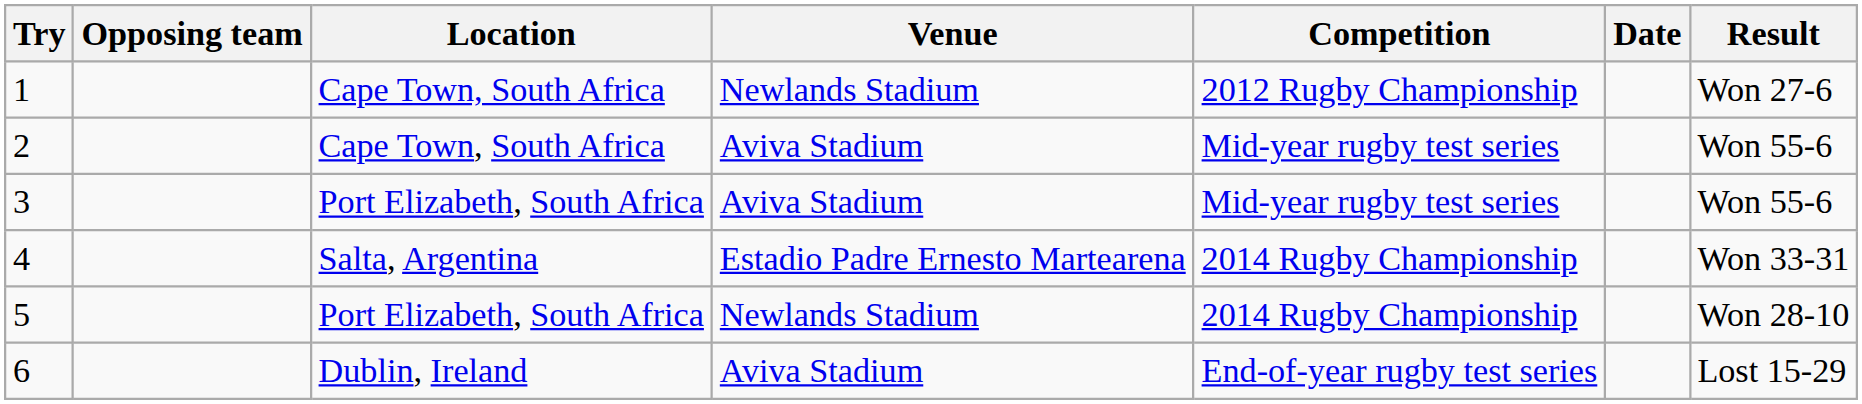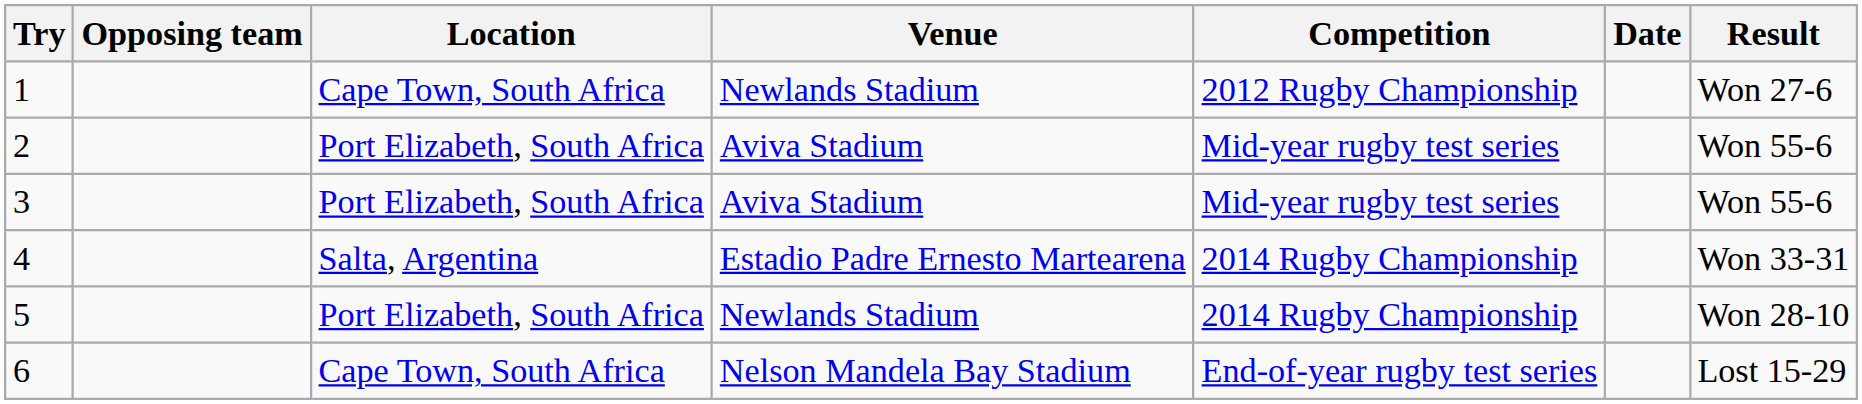(492, 145) Cape Town, South Africa -> (511, 145) Port Elizabeth, South Africa
(423, 371) Dublin, Ireland -> (492, 371) Cape Town, South Africa
(822, 371) Aviva Stadium -> (925, 371) Nelson Mandela Bay Stadium
